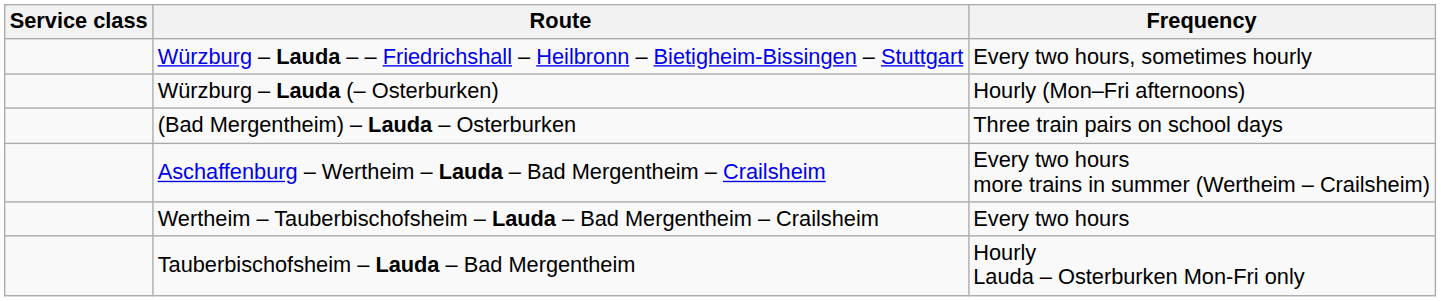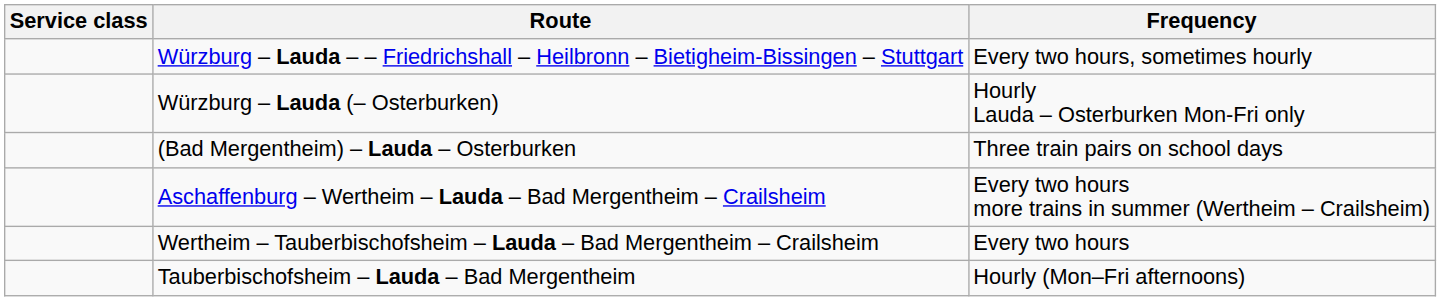(1109, 90) Hourly (Mon–Fri afternoons) -> (1139, 103) Hourly Lauda – Osterburken Mon-Fri only
(1139, 265) Hourly Lauda – Osterburken Mon-Fri only -> (1109, 277) Hourly (Mon–Fri afternoons)
